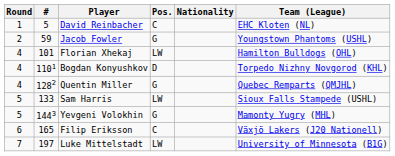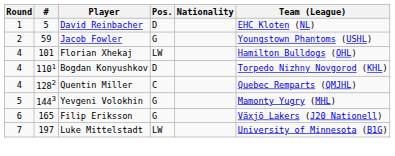(155, 25) C -> (155, 25) D
(155, 85) G -> (155, 85) C
- row: (86, 100)
(155, 130) C -> (155, 116) G
